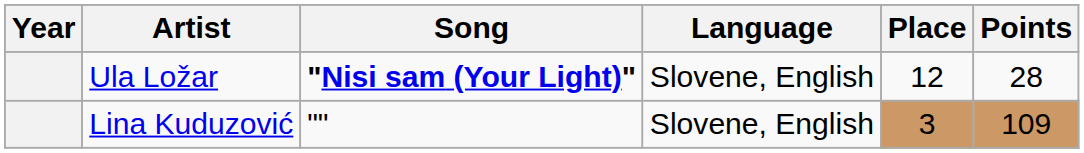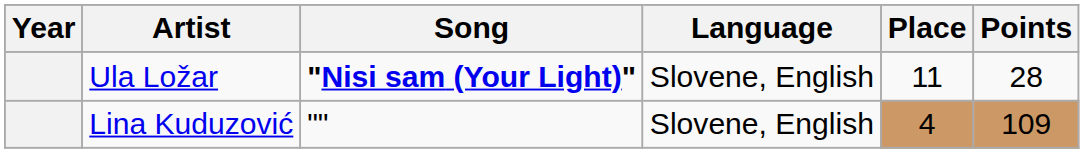(927, 76) 12 -> (927, 76) 11
(927, 123) 3 -> (927, 123) 4
